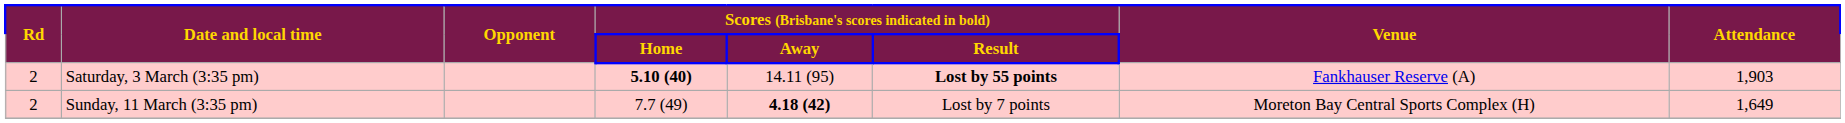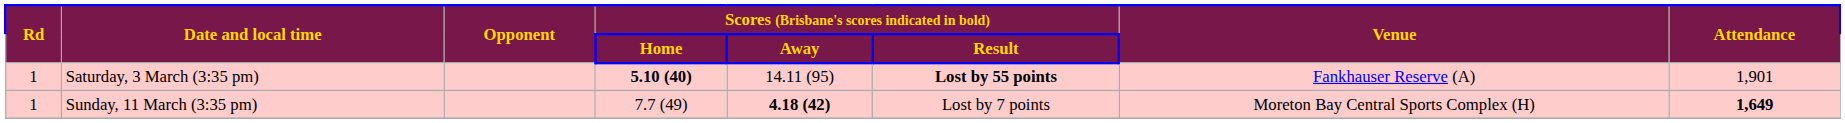(33, 76) 2 -> (33, 76) 1
(1755, 76) 1,903 -> (1755, 76) 1,901
(33, 104) 2 -> (33, 104) 1
(1755, 104) normal -> (1755, 104) bold
